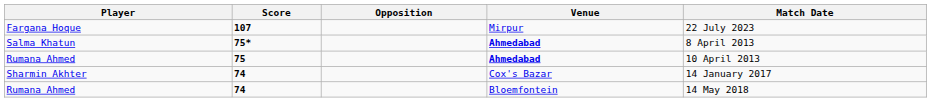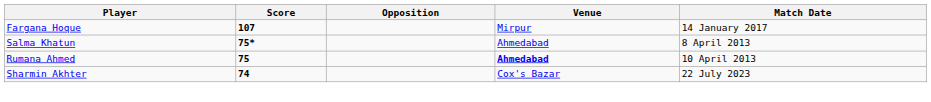(720, 28) 22 July 2023 -> (724, 28) 14 January 2017
(515, 43) bold -> (523, 43) normal
(729, 74) 14 January 2017 -> (716, 74) 22 July 2023
- row: (41, 89)
